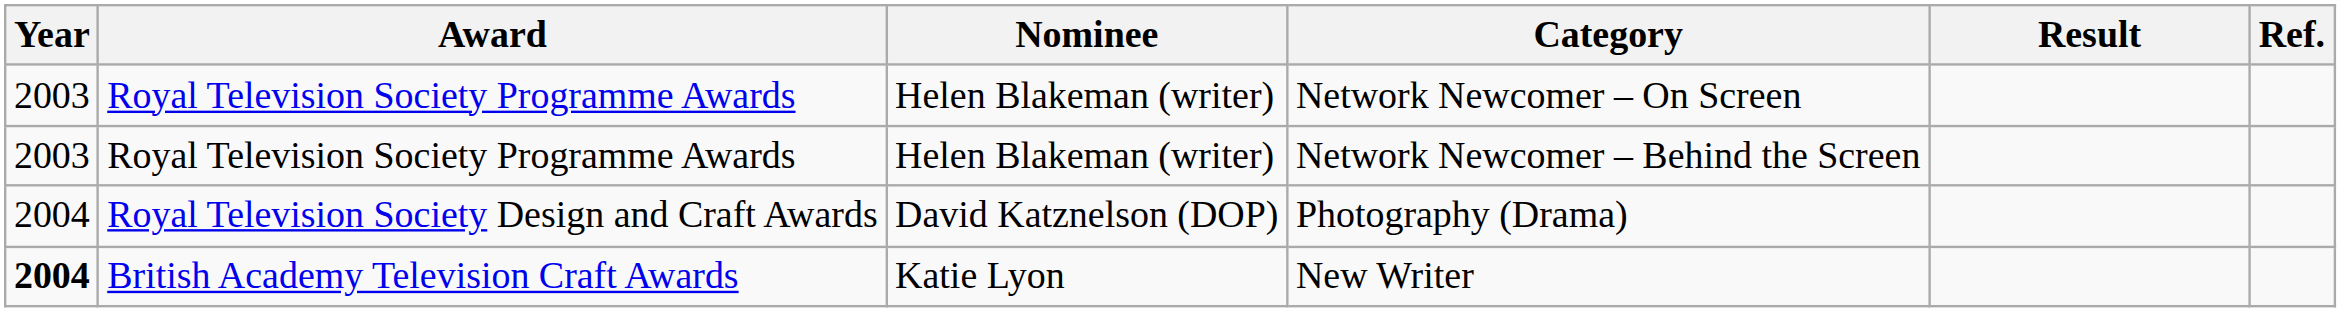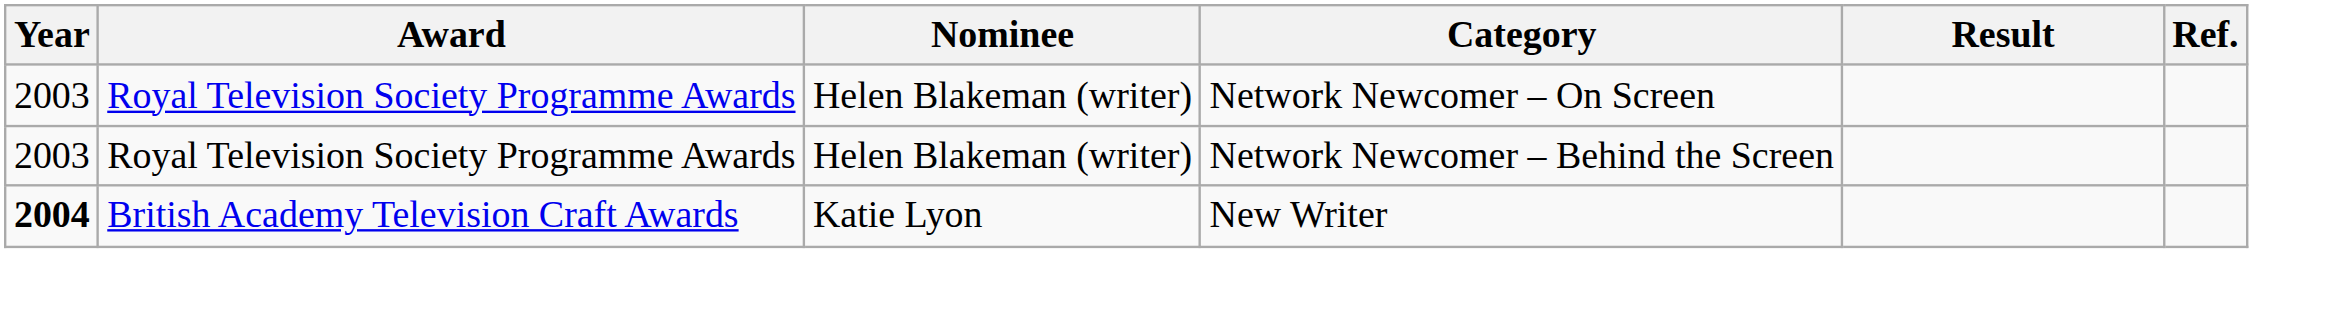- row: (1462, 214)
